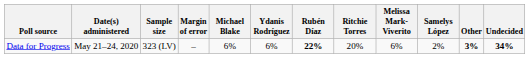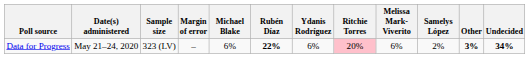columns swapped: (313, 26) <-> (272, 26)
(355, 46) no background -> (355, 46) pink background
